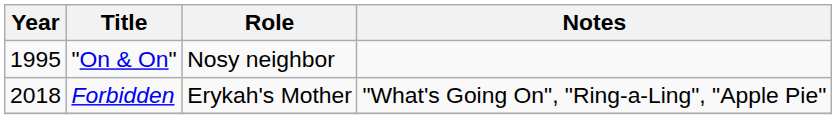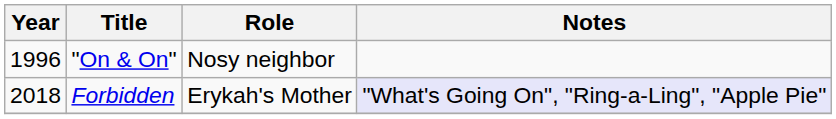(35, 58) 1995 -> (35, 58) 1996
(594, 95) no background -> (594, 95) lavender background
